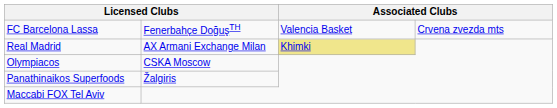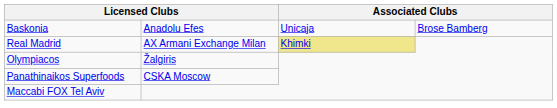+ row: (27, 28)
- row: (52, 29)
(177, 63) CSKA Moscow -> (160, 60) Žalgiris
(160, 79) Žalgiris -> (177, 76) CSKA Moscow
